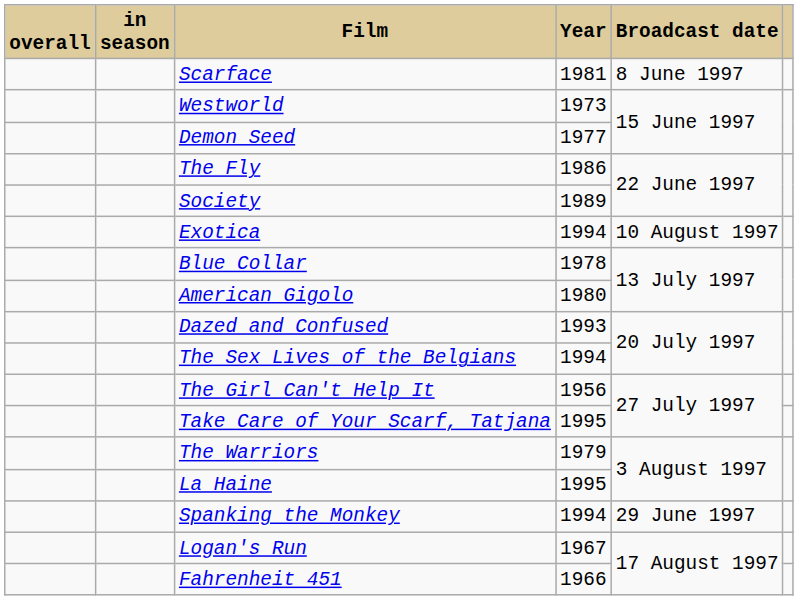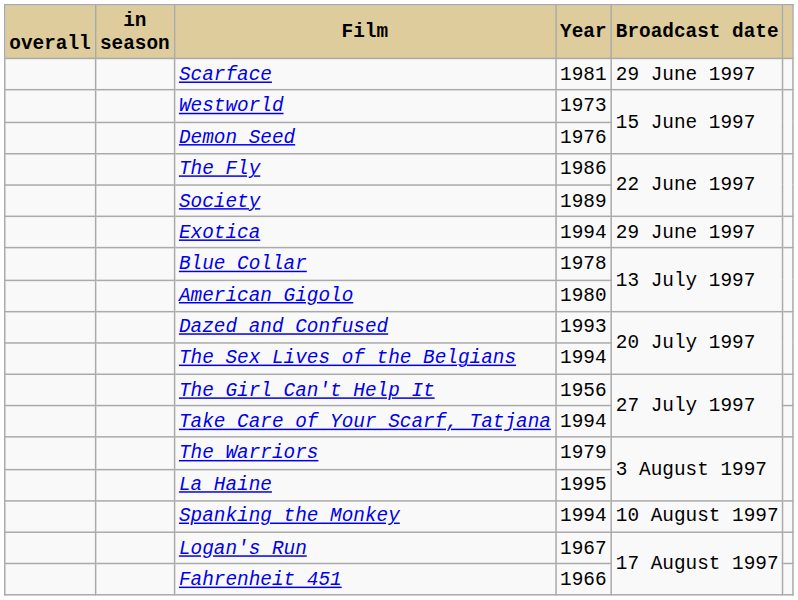(680, 74) 8 June 1997 -> (686, 74) 29 June 1997
(583, 138) 1977 -> (583, 138) 1976
(697, 232) 10 August 1997 -> (686, 232) 29 June 1997
(583, 422) 1995 -> (583, 422) 1994
(686, 516) 29 June 1997 -> (697, 516) 10 August 1997
